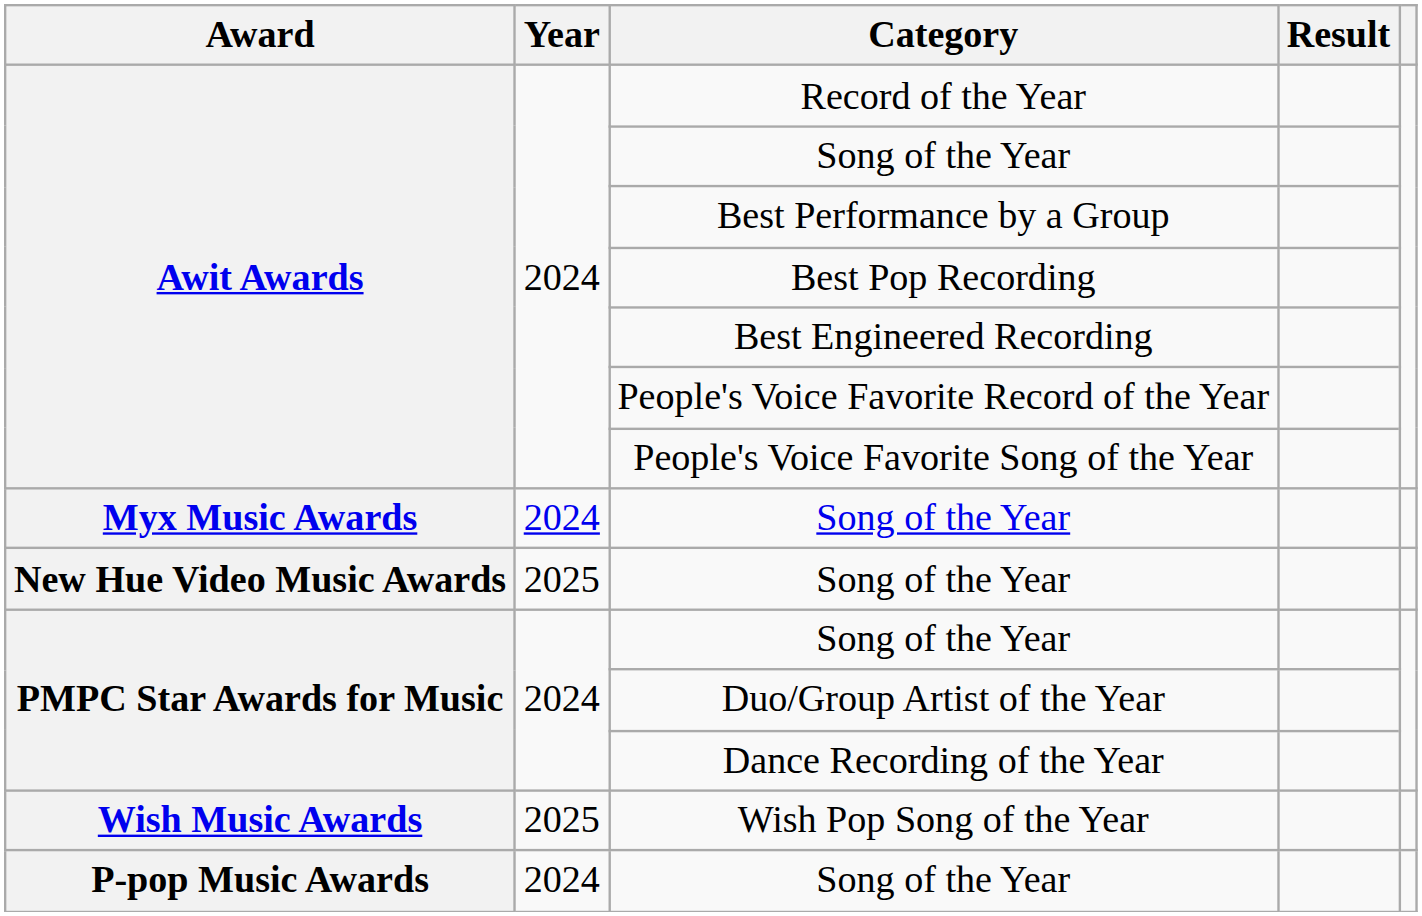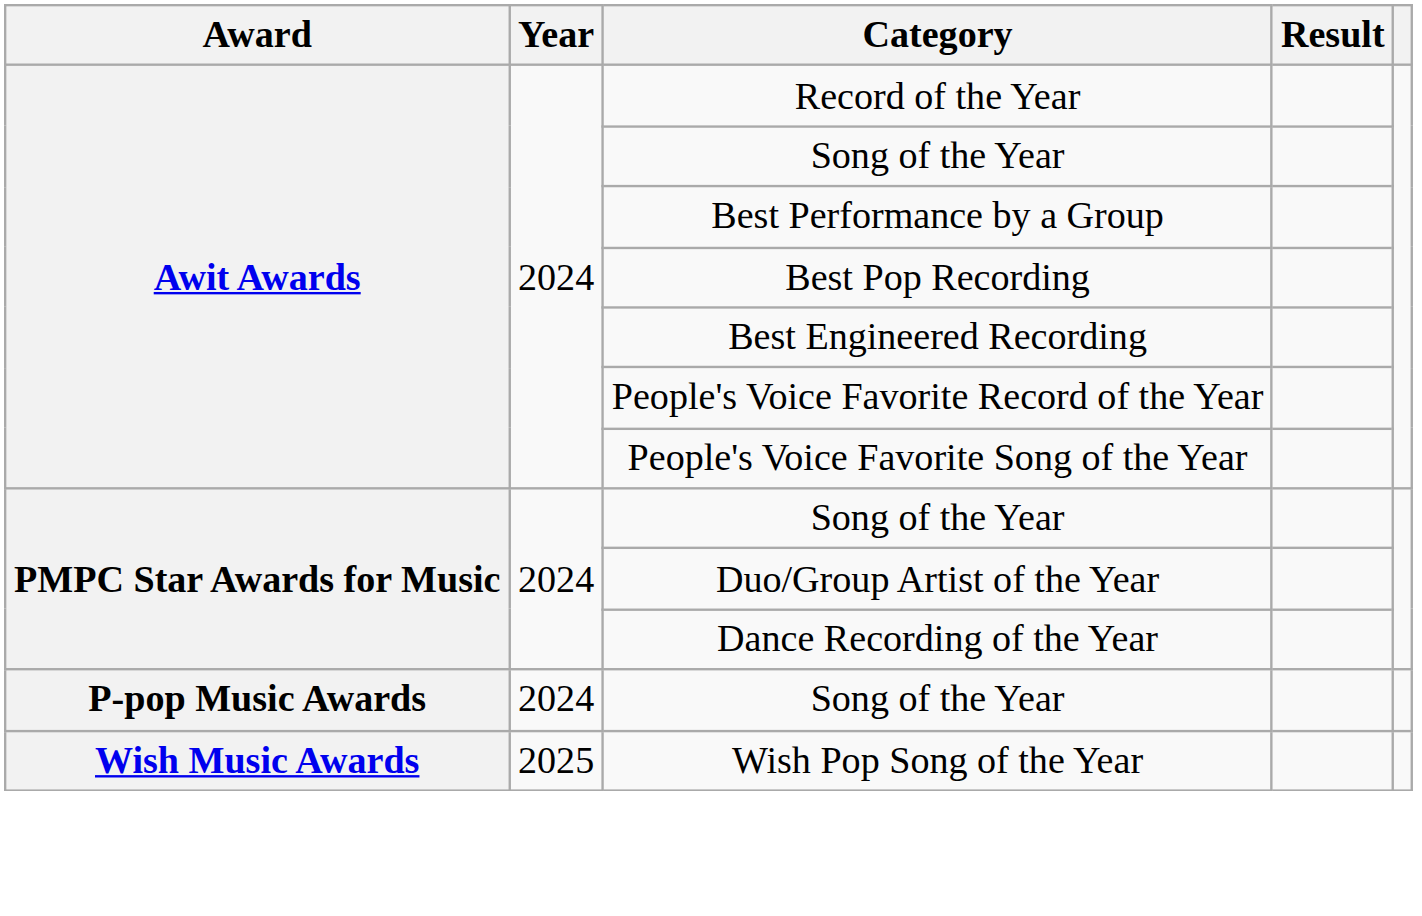- row: (260, 517)
- row: (260, 578)
rows swapped: (260, 880) <-> (260, 819)
